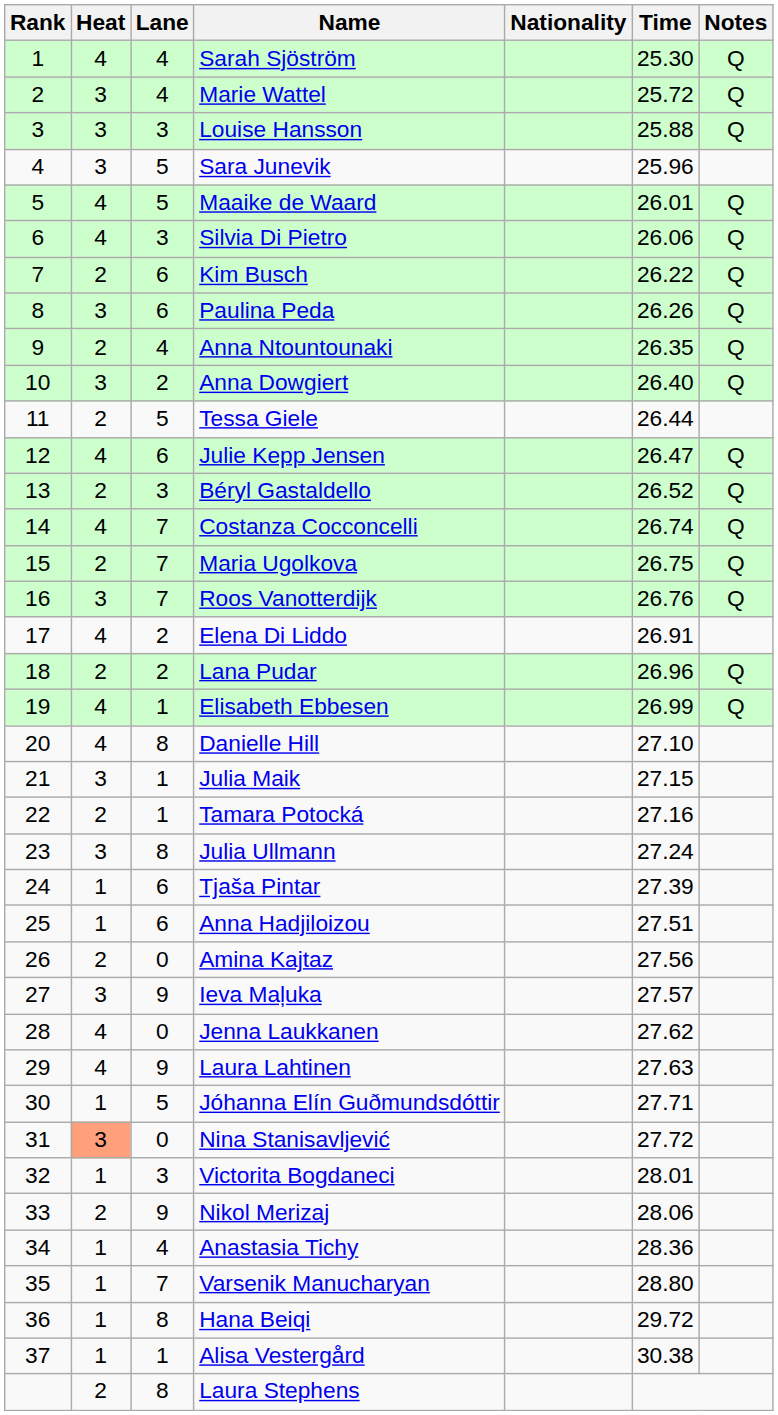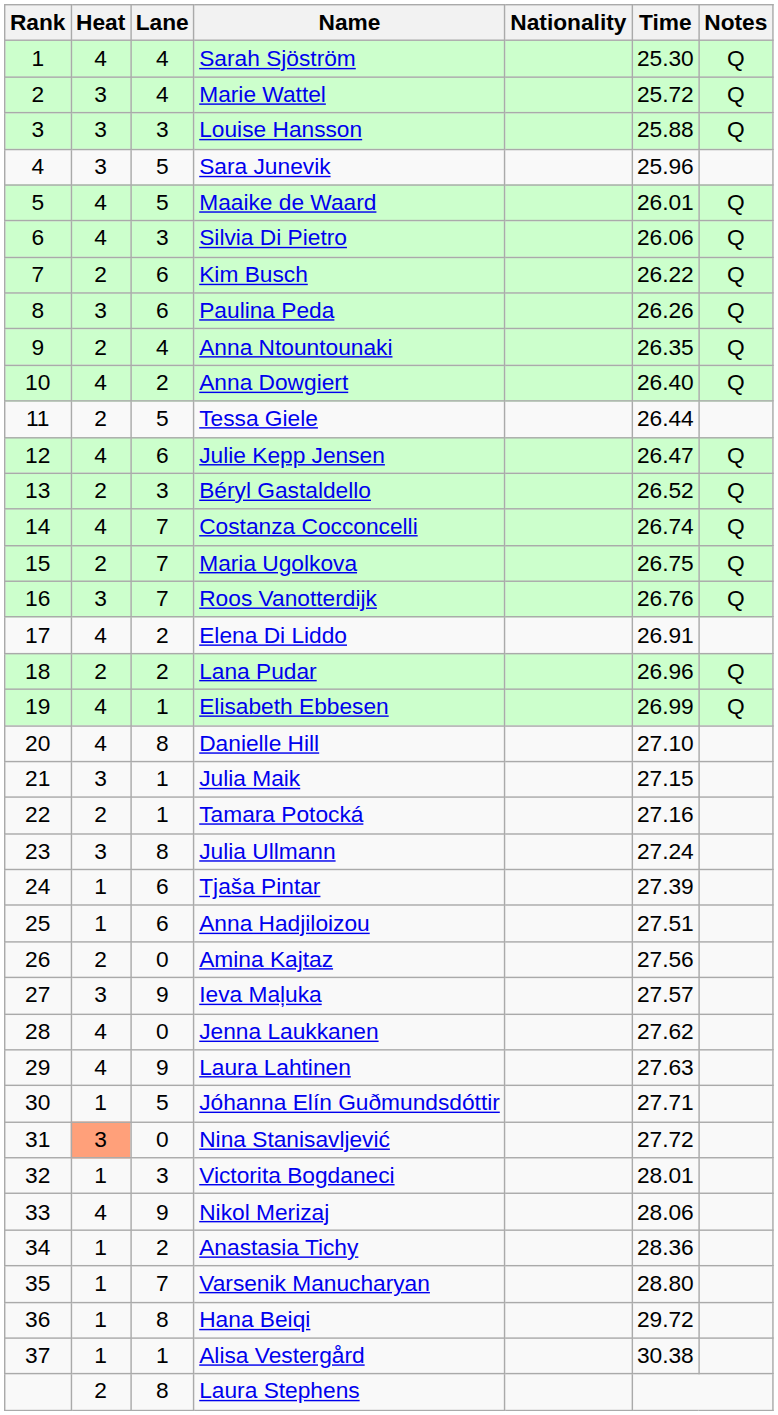(101, 382) 3 -> (101, 382) 4
(101, 1211) 2 -> (101, 1211) 4
(162, 1247) 4 -> (162, 1247) 2
